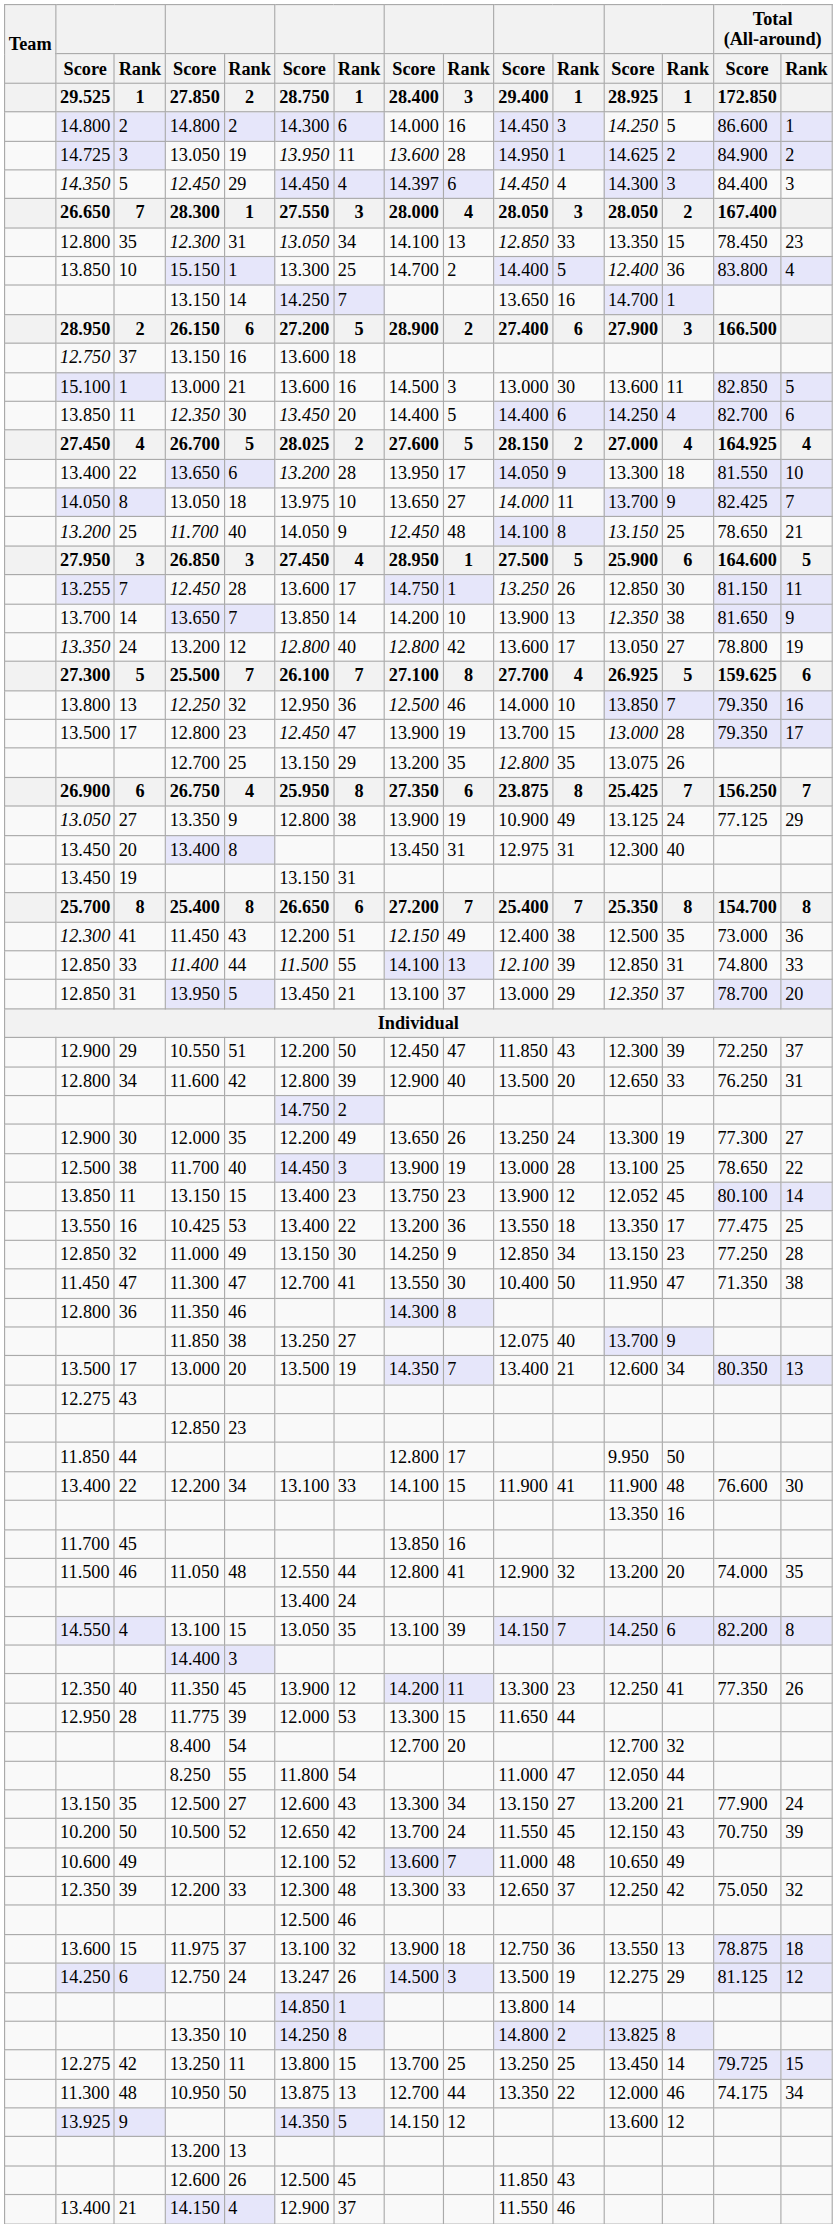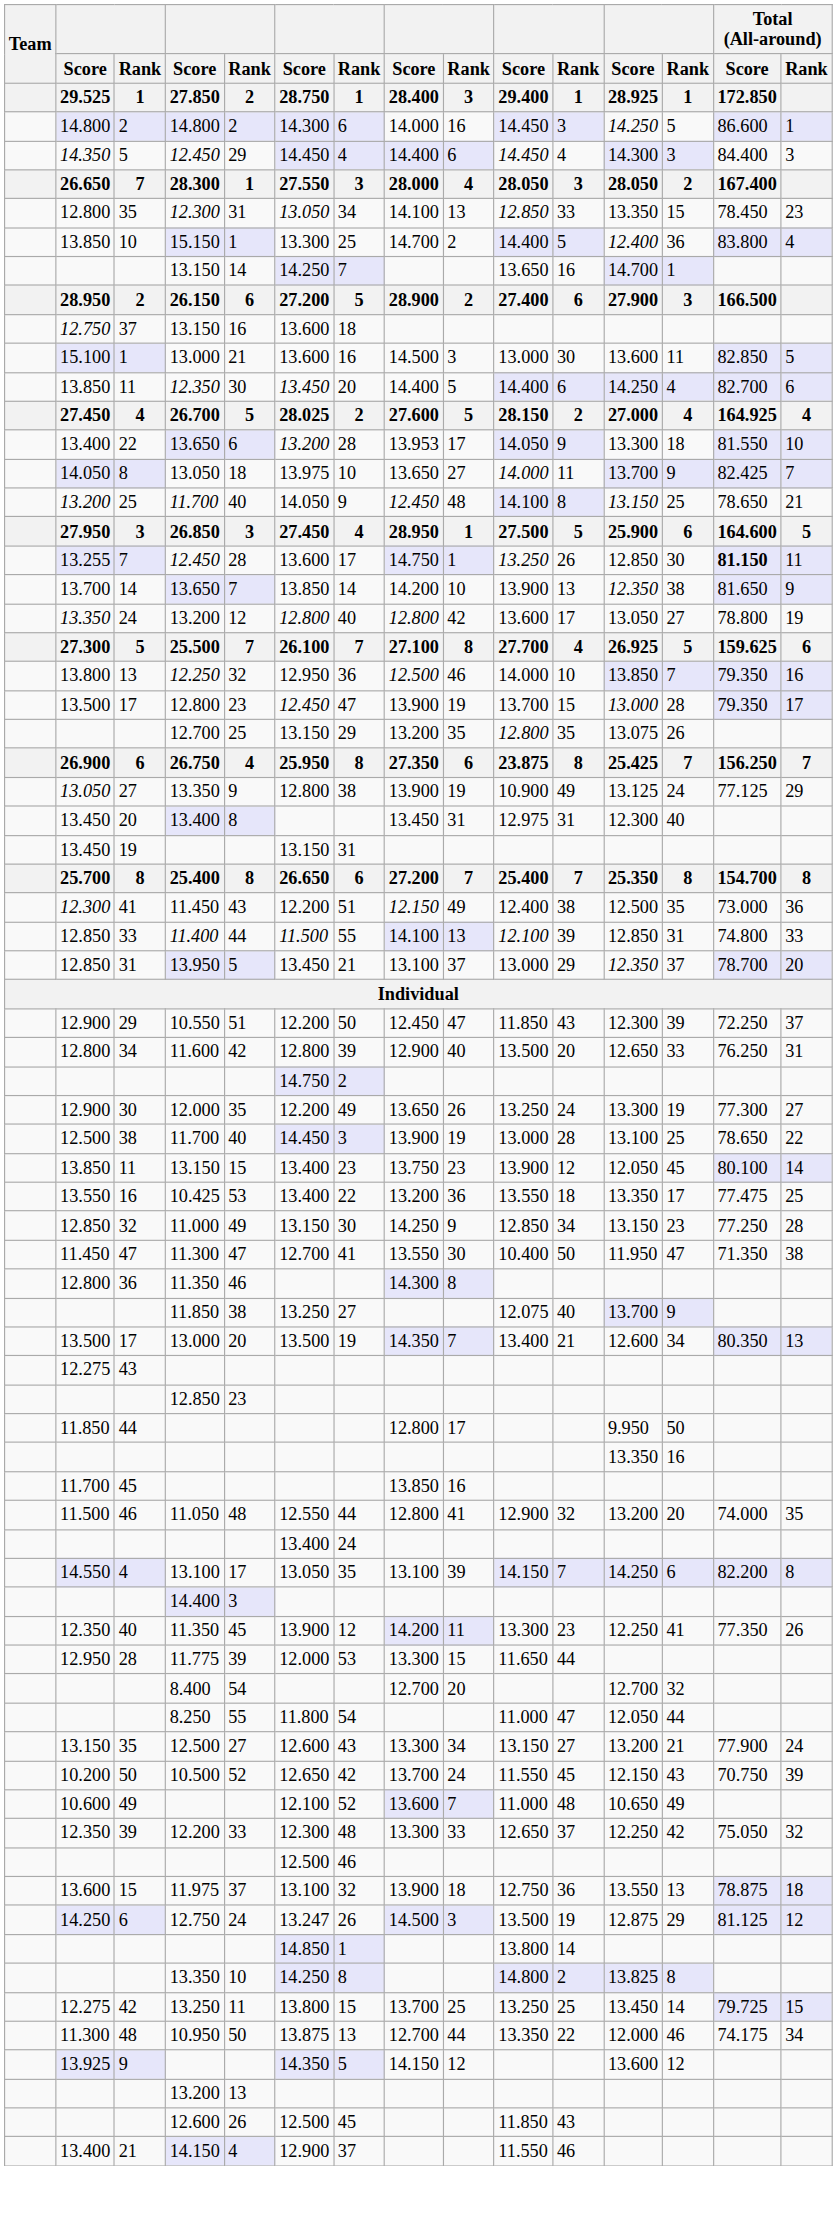- row: (123, 155)
(414, 184) 14.397 -> (414, 155) 14.400
(414, 473) 13.950 -> (414, 444) 13.953
(743, 589) normal -> (743, 560) bold
(633, 1196) 12.052 -> (633, 1167) 12.050
- row: (128, 1485)
(237, 1630) 15 -> (237, 1572) 17
(633, 1977) 12.275 -> (633, 1919) 12.875
